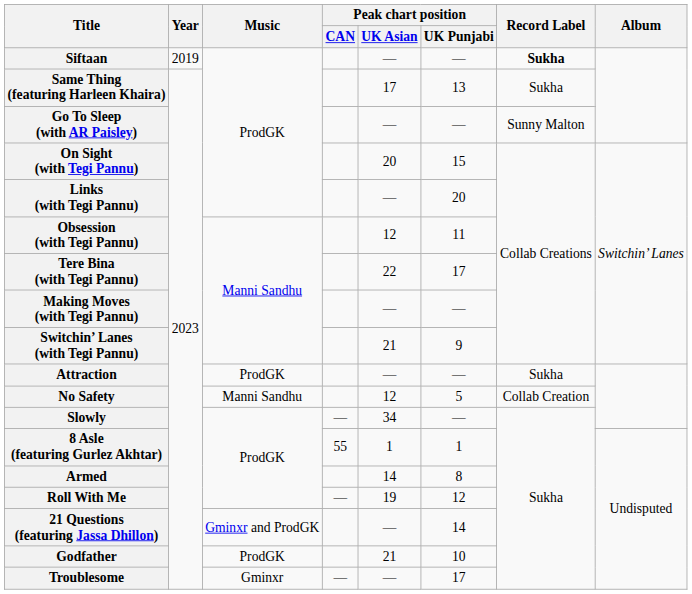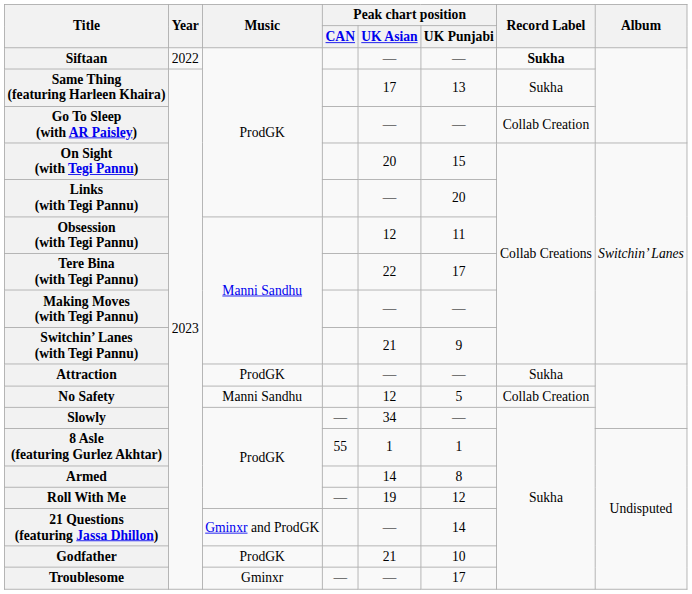(185, 58) 2019 -> (185, 58) 2022
(546, 124) Sunny Malton -> (546, 124) Collab Creation
